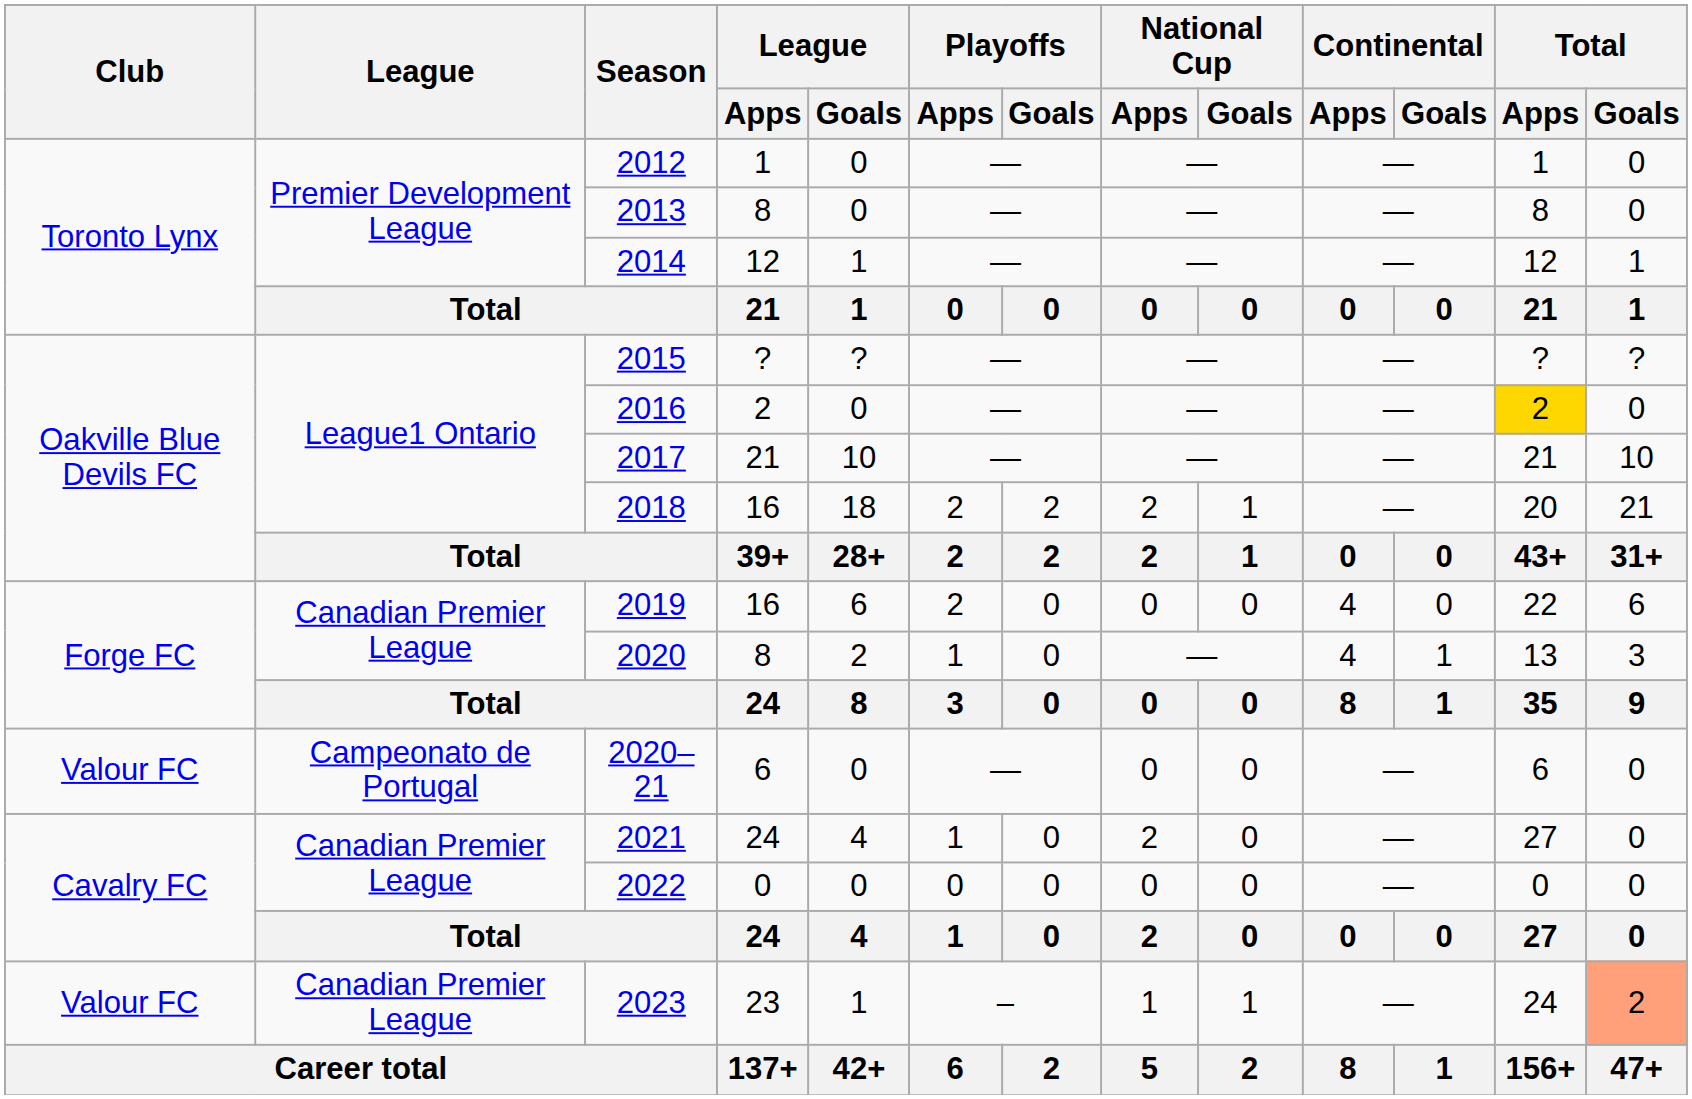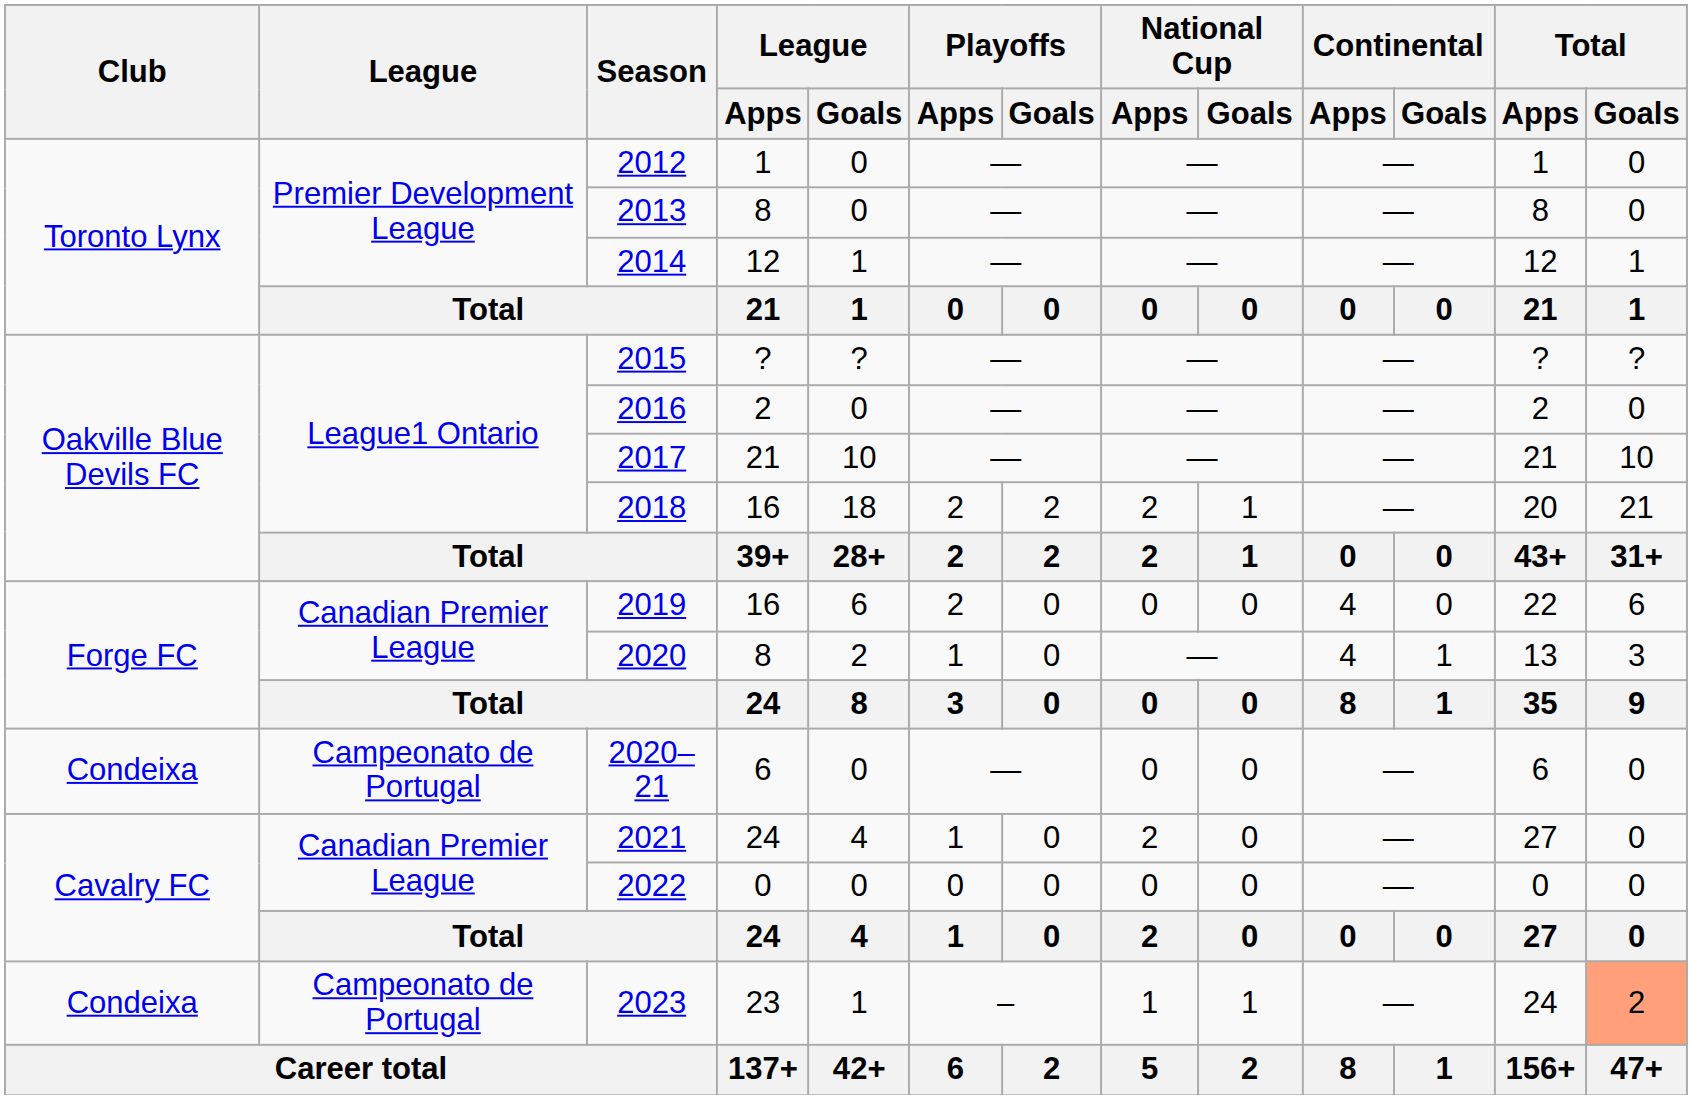(1540, 408) gold background -> (1540, 408) no background
(130, 770) Valour FC -> (132, 770) Condeixa
(130, 1002) Valour FC -> (132, 1002) Condeixa
(420, 1002) Canadian Premier League -> (423, 1002) Campeonato de Portugal
